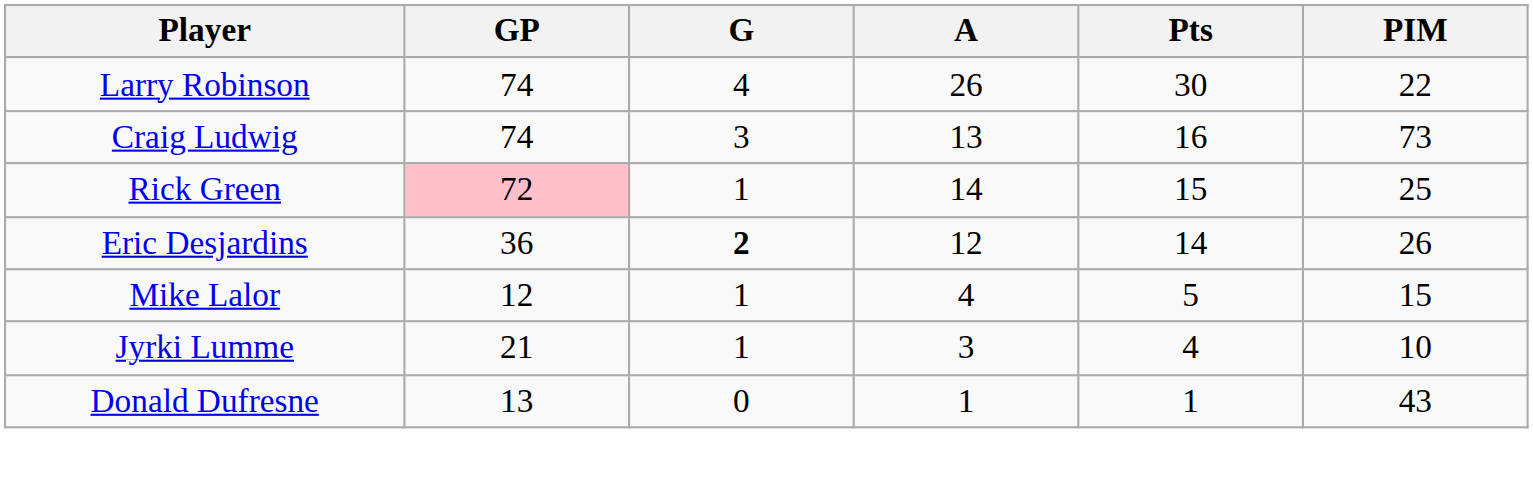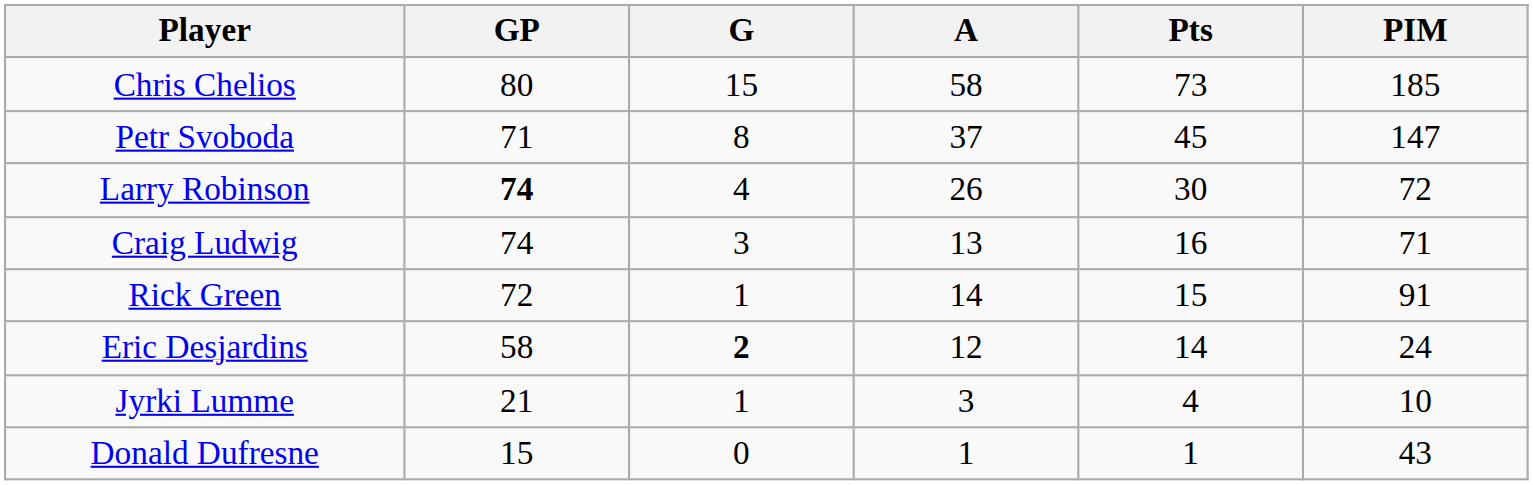+ row: (205, 83)
+ row: (205, 136)
(517, 83) normal -> (517, 189) bold
(1415, 83) 22 -> (1415, 189) 72
(1415, 136) 73 -> (1415, 242) 71
(517, 189) pink background -> (517, 294) no background
(1415, 189) 25 -> (1415, 294) 91
(517, 242) 36 -> (517, 347) 58
(1415, 242) 26 -> (1415, 347) 24
- row: (205, 294)
(517, 400) 13 -> (517, 453) 15
